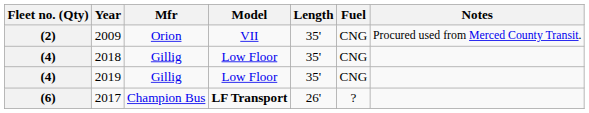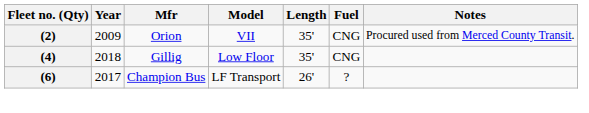- row: (108, 77)
(249, 98) bold -> (246, 77) normal
